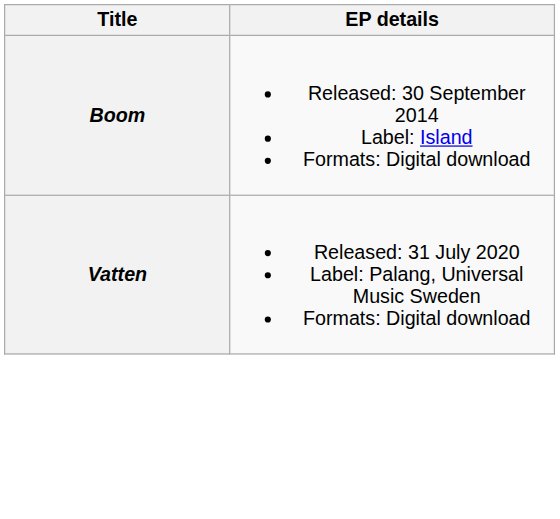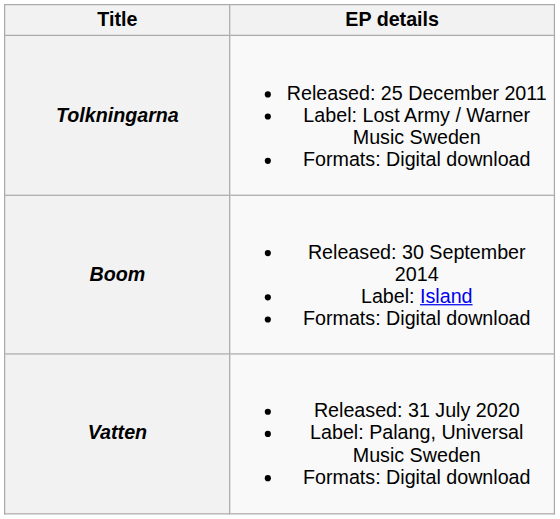+ row: (117, 115)
